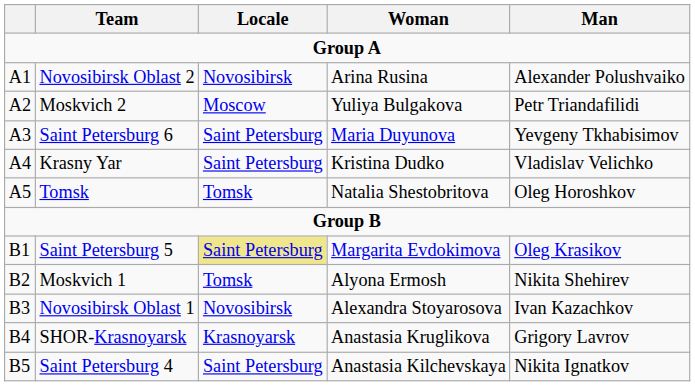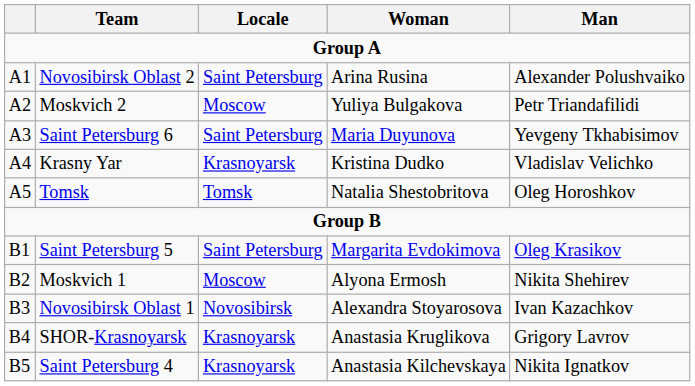(248, 76) Novosibirsk -> (263, 76) Saint Petersburg
(263, 163) Saint Petersburg -> (249, 163) Krasnoyarsk
(263, 250) khaki background -> (263, 250) no background
(228, 279) Tomsk -> (234, 279) Moscow
(263, 366) Saint Petersburg -> (249, 366) Krasnoyarsk
